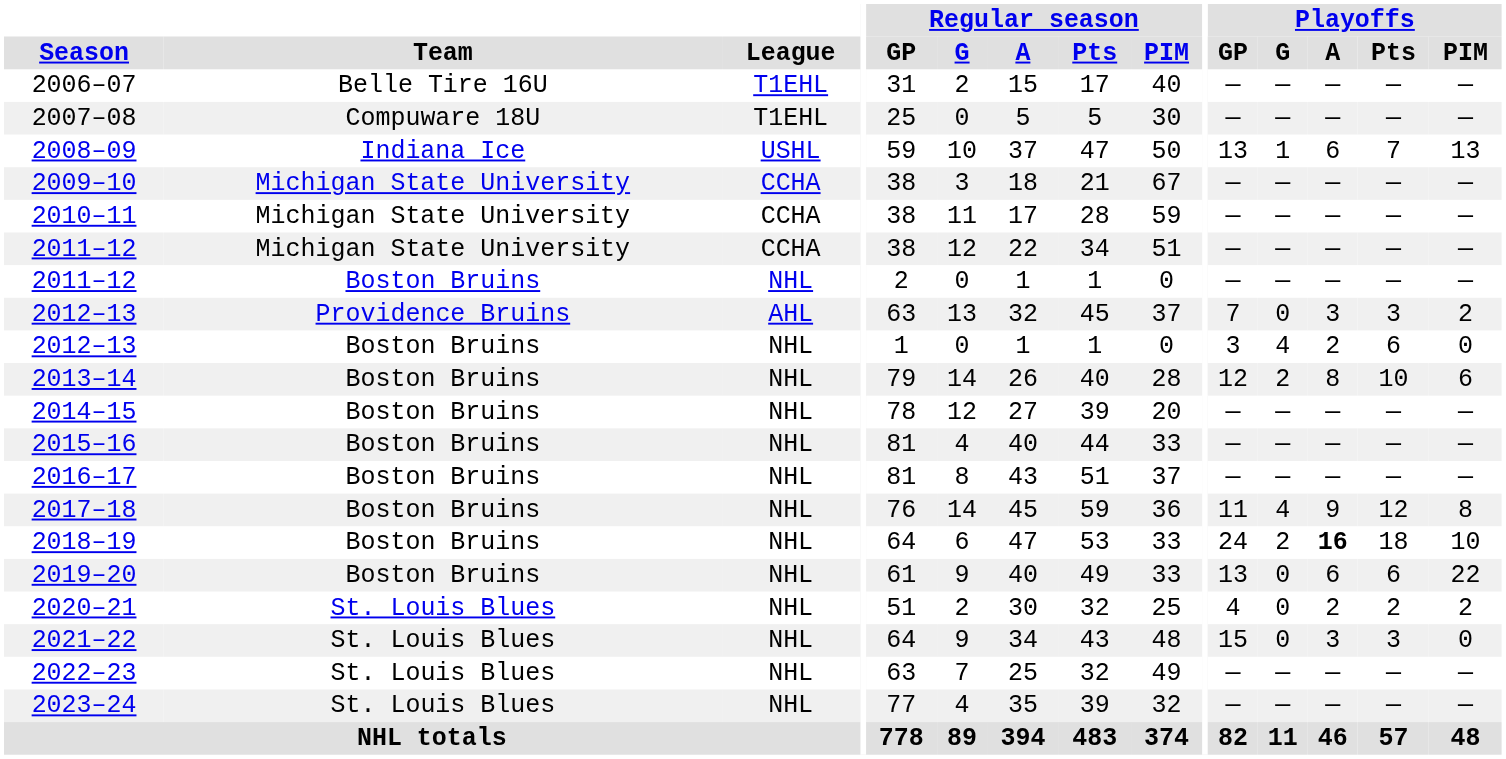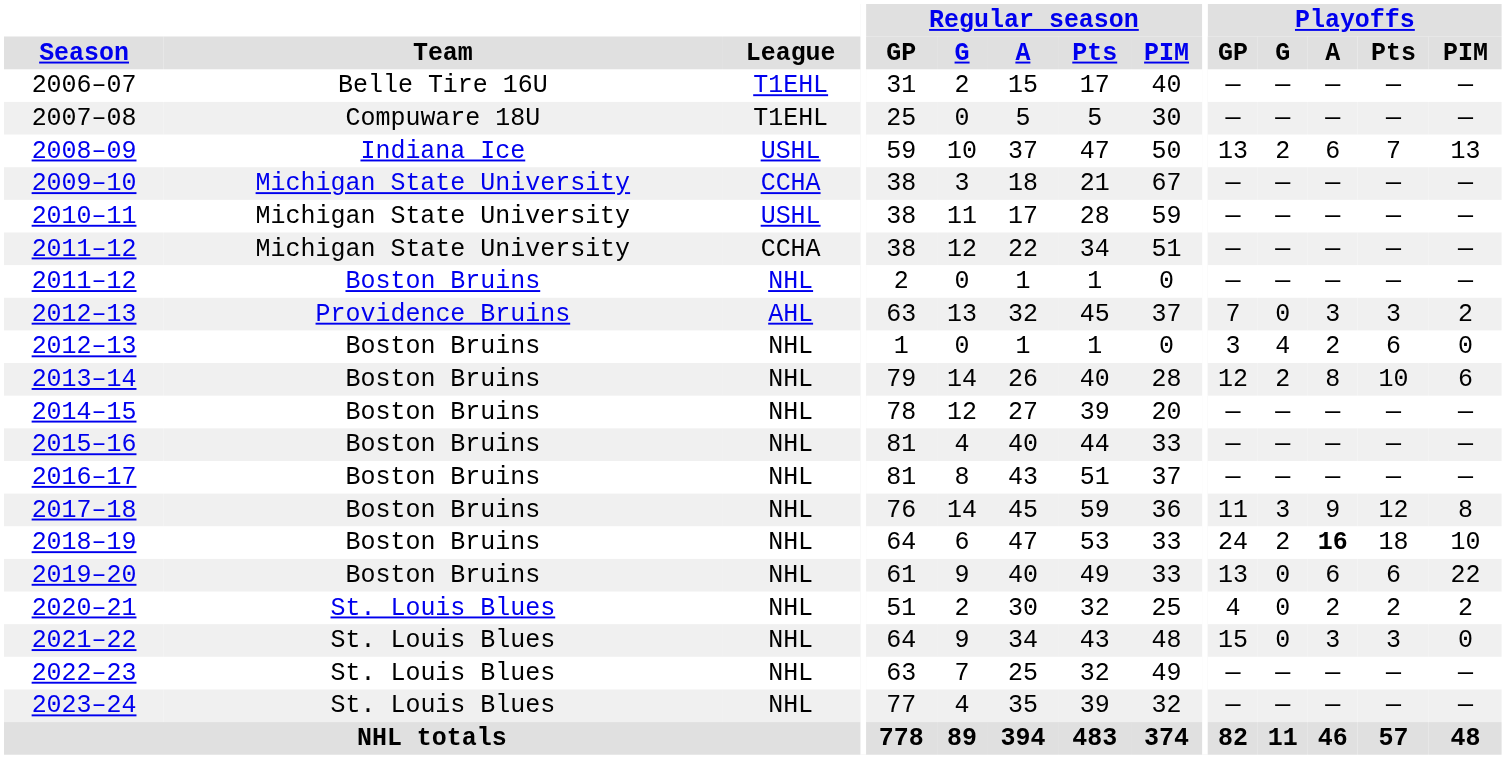(1283, 151) 1 -> (1283, 151) 2
(791, 216) CCHA -> (791, 216) USHL
(1283, 510) 4 -> (1283, 510) 3
